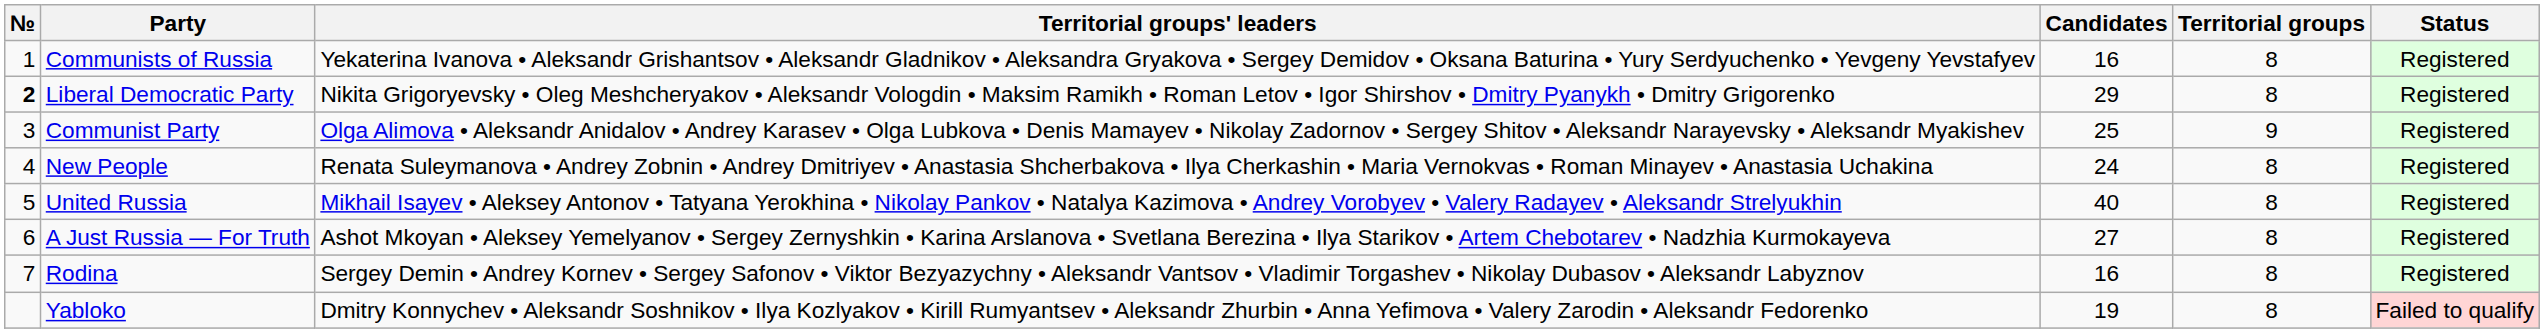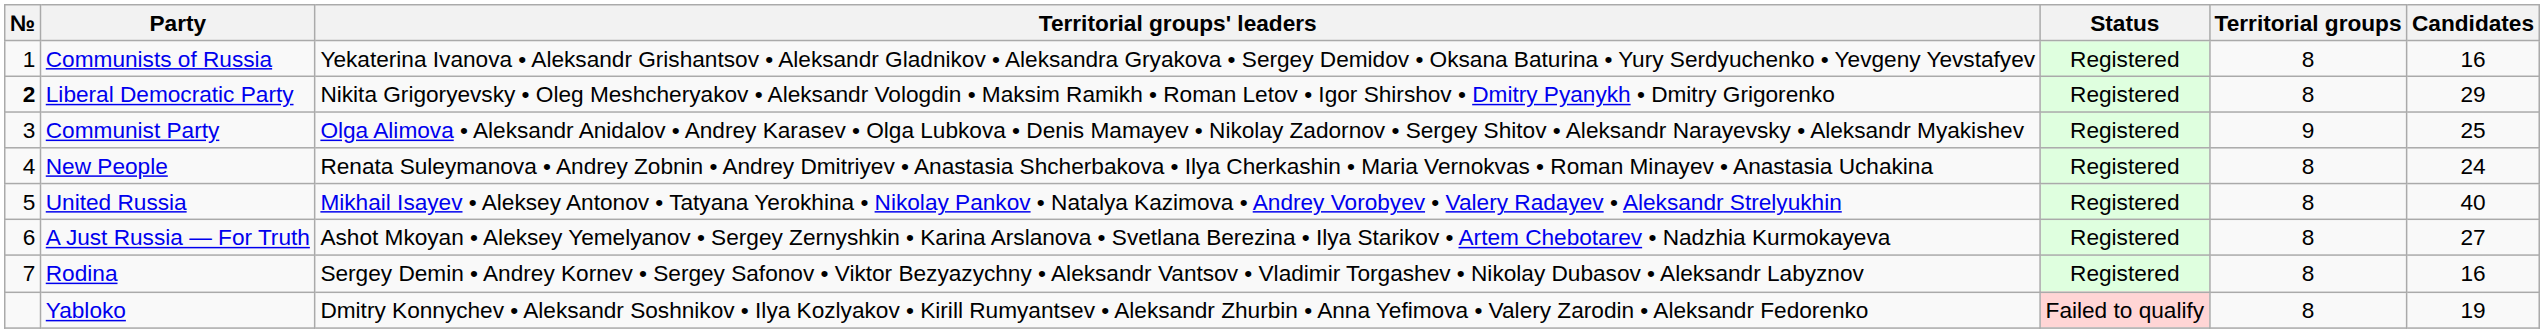columns swapped: (2107, 23) <-> (2455, 23)
